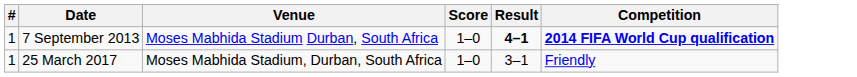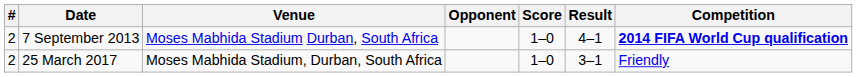+ column: (482, 15)
(12, 38) 1 -> (12, 38) 2
(516, 38) bold -> (590, 38) normal
(12, 60) 1 -> (12, 60) 2
